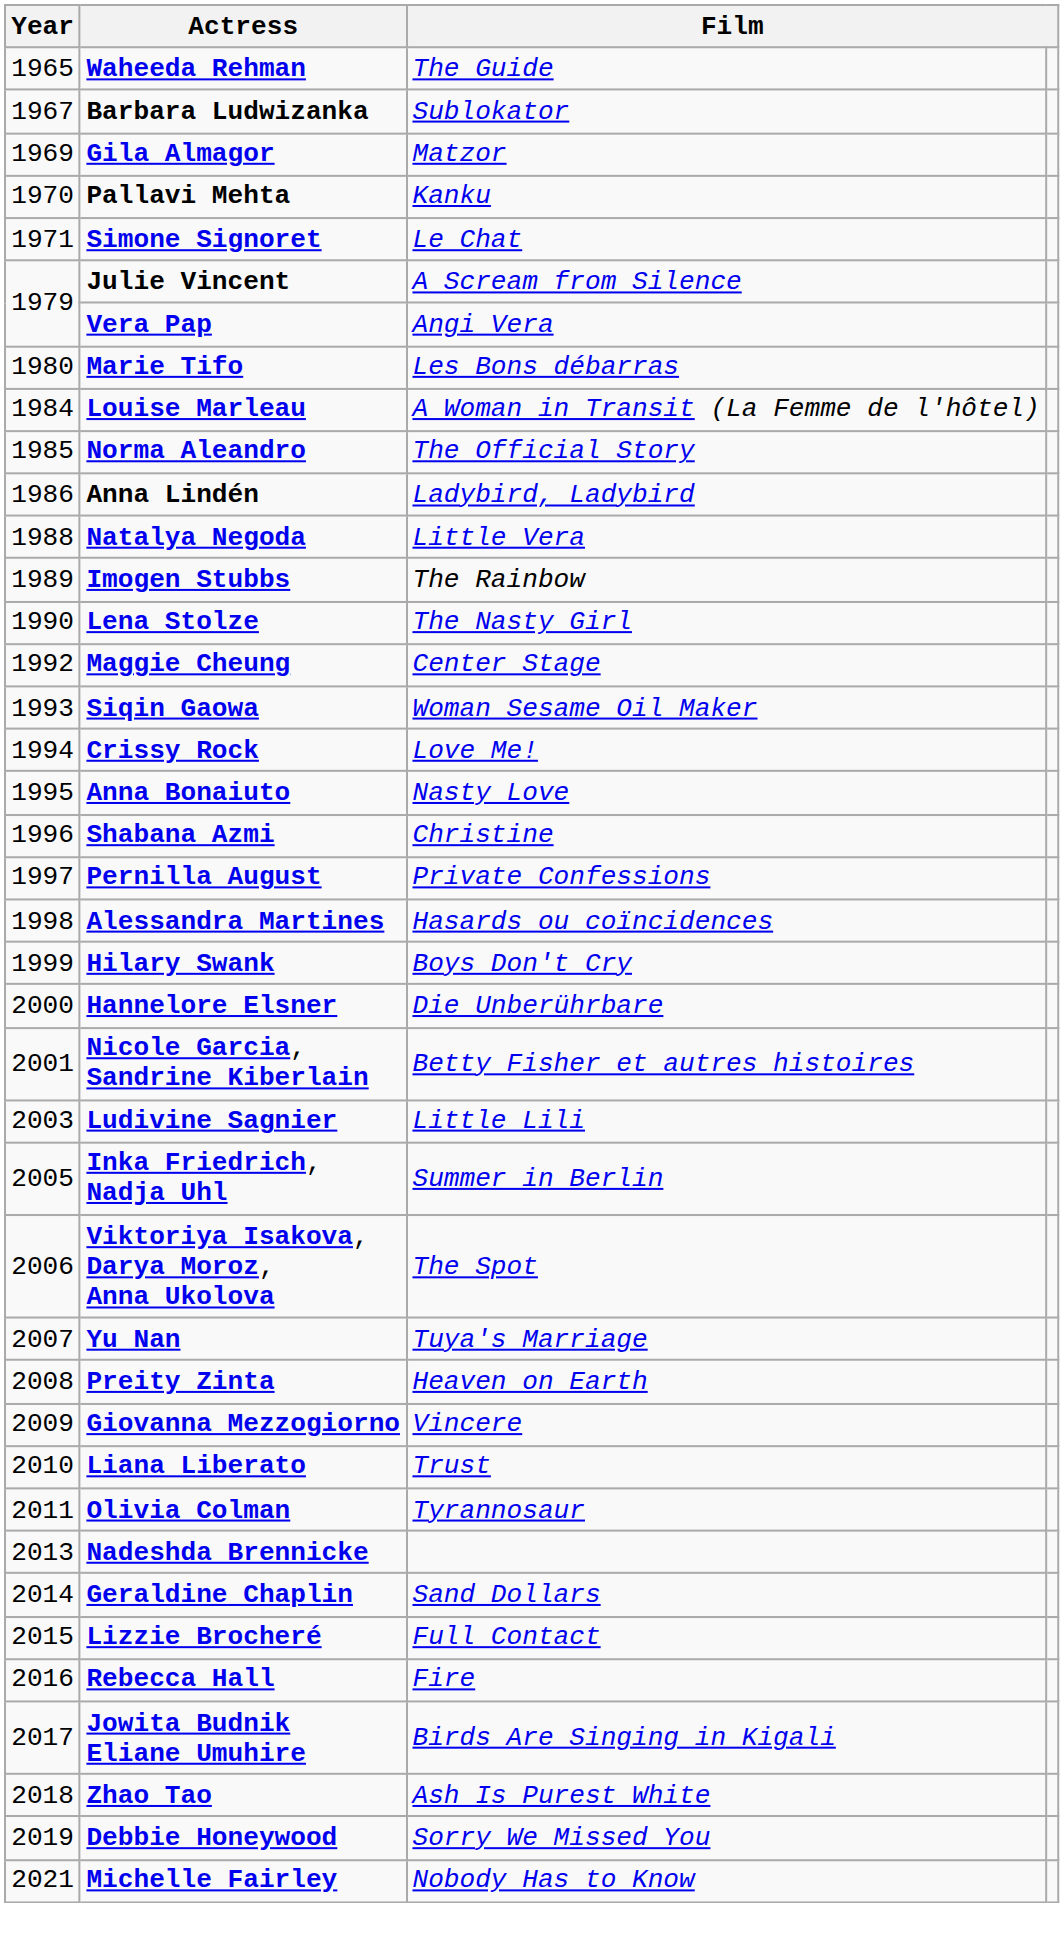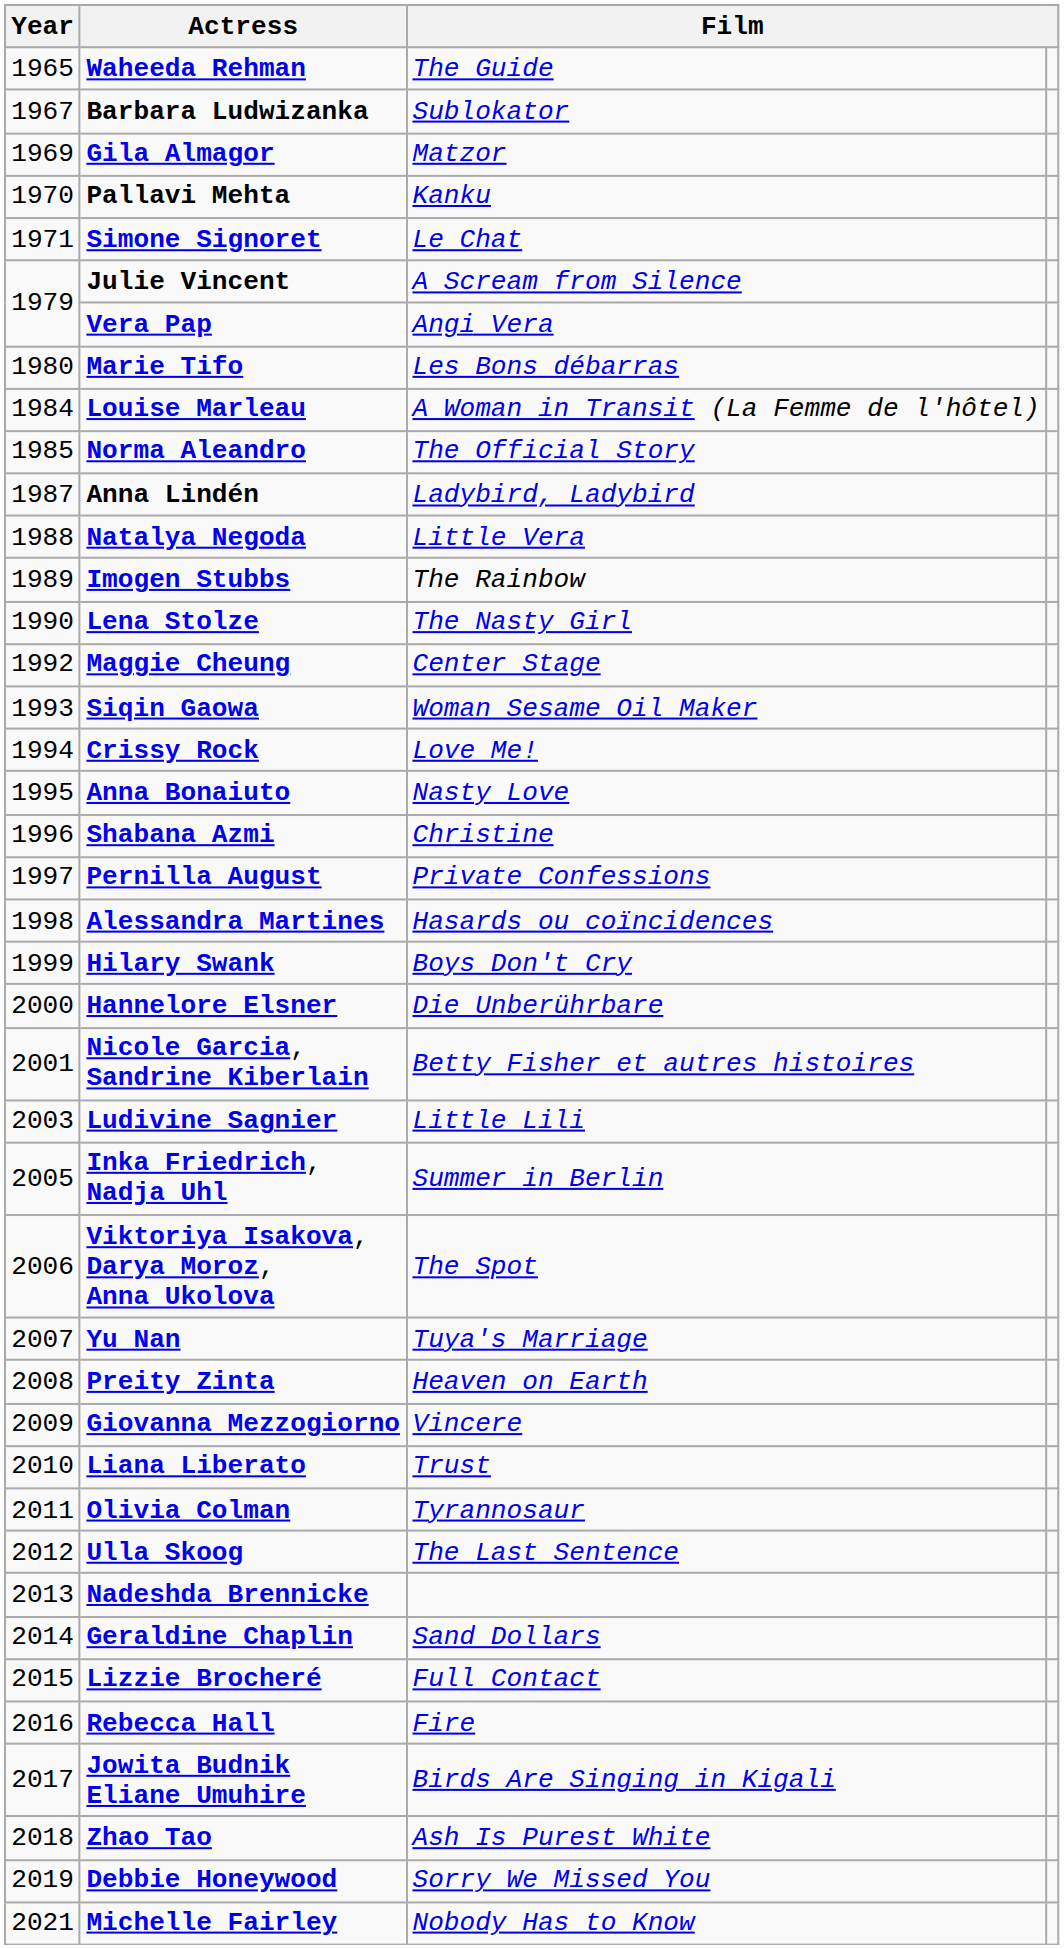(43, 495) 1986 -> (43, 495) 1987
+ row: (165, 1552)
